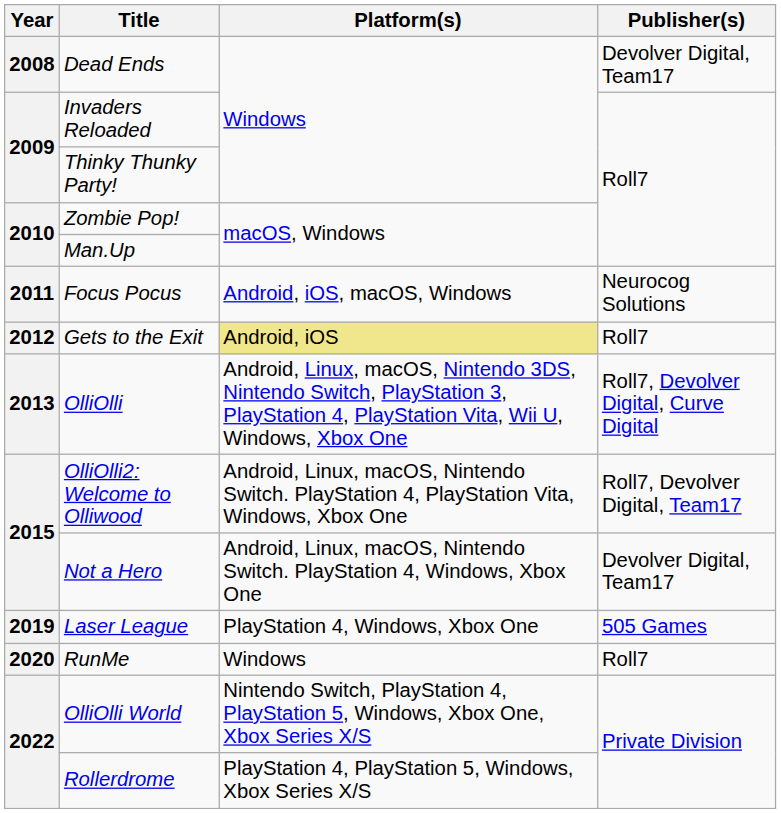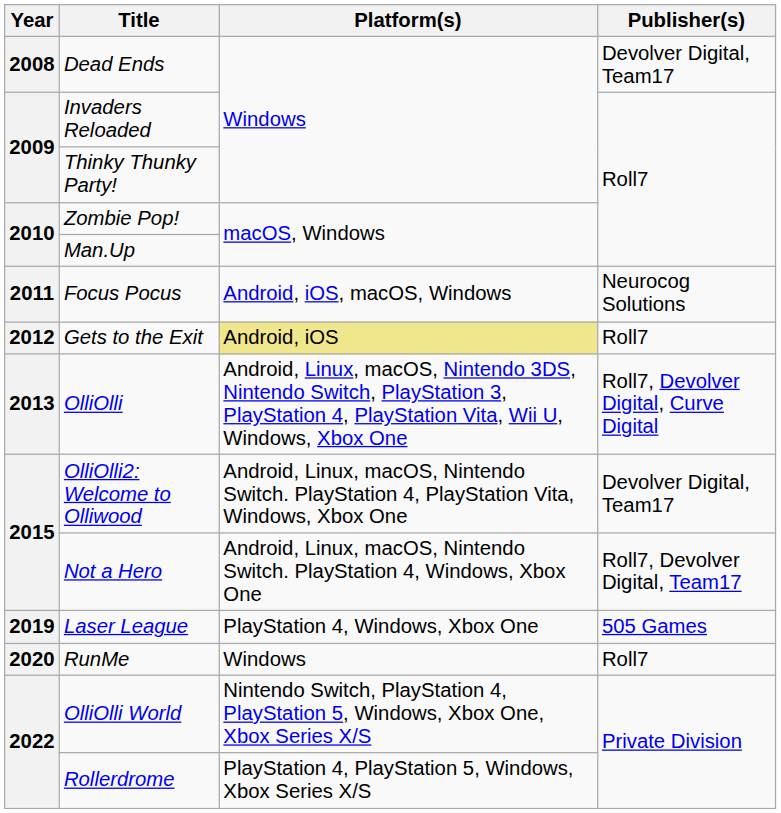(672, 493) Roll7, Devolver Digital, Team17 -> (676, 493) Devolver Digital, Team17
(676, 571) Devolver Digital, Team17 -> (672, 571) Roll7, Devolver Digital, Team17
